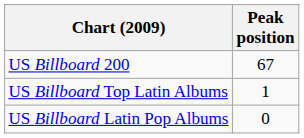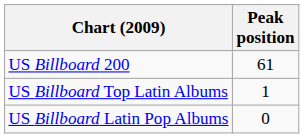(265, 64) 67 -> (265, 64) 61
